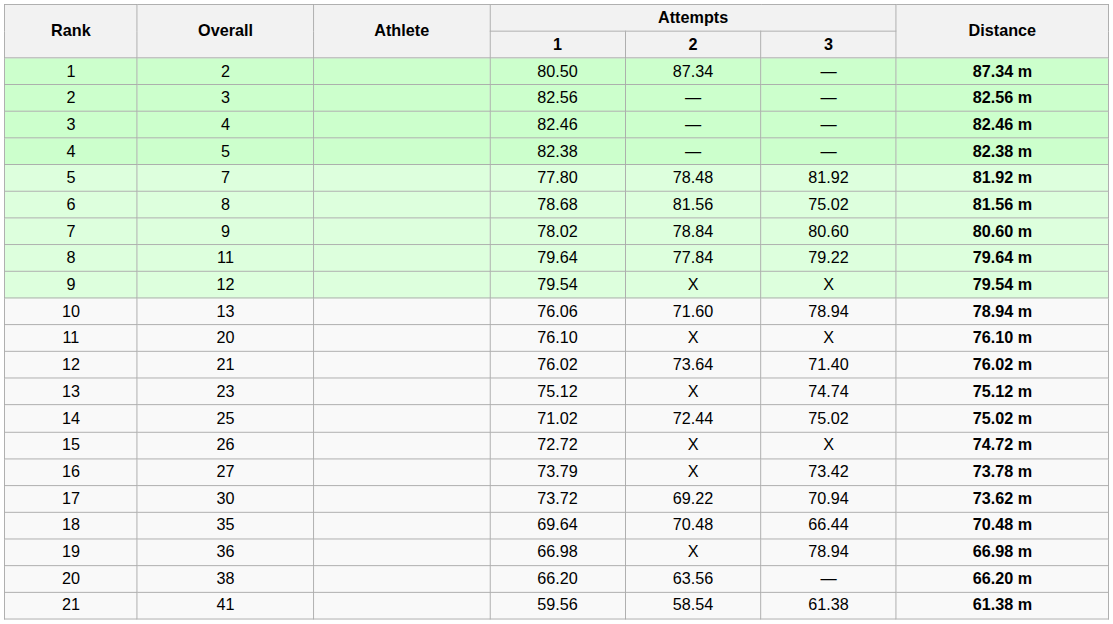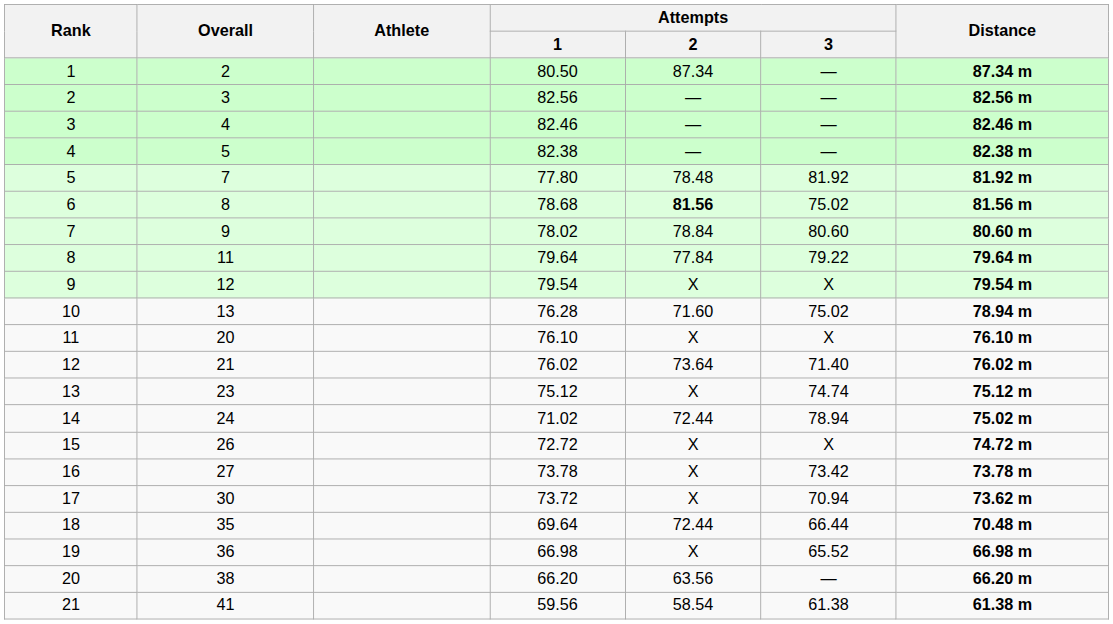(693, 204) normal -> (693, 204) bold
(558, 311) 76.06 -> (558, 311) 76.28
(829, 311) 78.94 -> (829, 311) 75.02
(226, 418) 25 -> (226, 418) 24
(829, 418) 75.02 -> (829, 418) 78.94
(558, 471) 73.79 -> (558, 471) 73.78
(693, 498) 69.22 -> (693, 498) X
(693, 524) 70.48 -> (693, 524) 72.44
(829, 551) 78.94 -> (829, 551) 65.52
